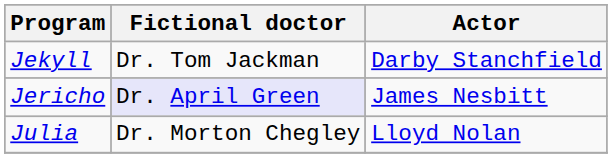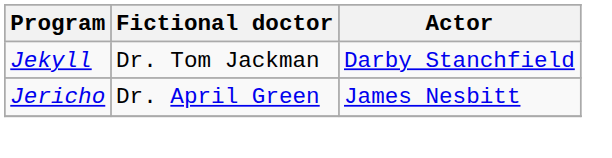(218, 97) lavender background -> (218, 97) no background
- row: (44, 134)
